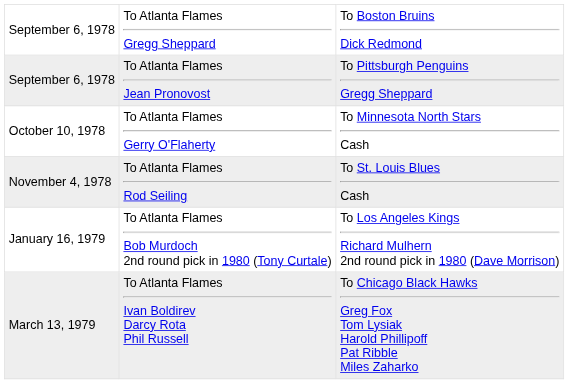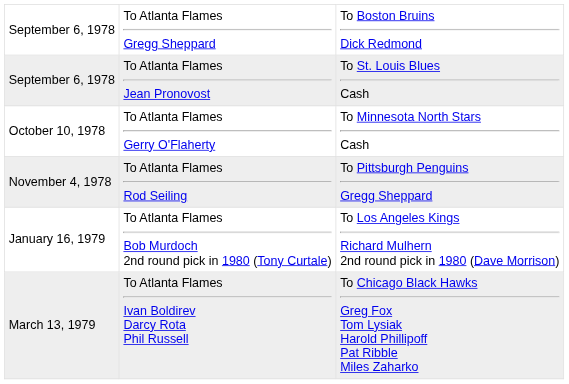(450, 80) To Pittsburgh Penguins Gregg Sheppard -> (450, 80) To St. Louis Blues Cash
(450, 181) To St. Louis Blues Cash -> (450, 181) To Pittsburgh Penguins Gregg Sheppard
